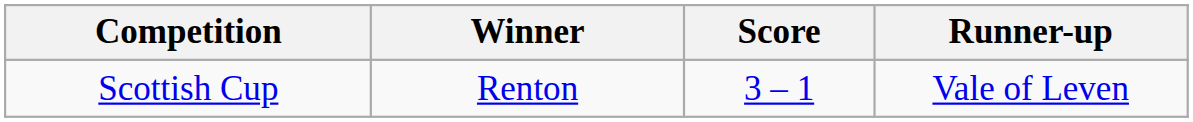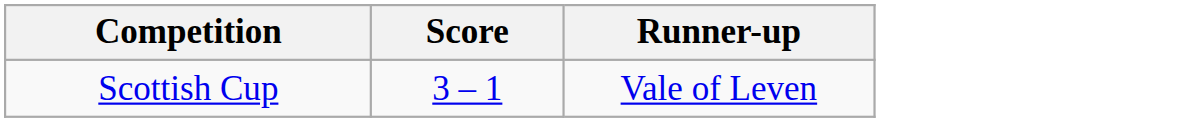- column: (528, 32)
